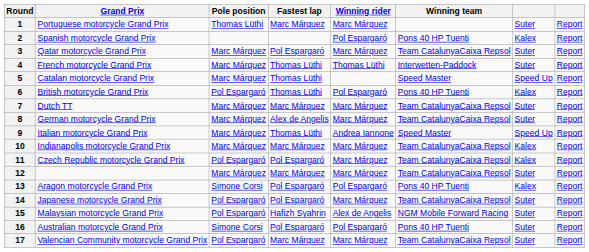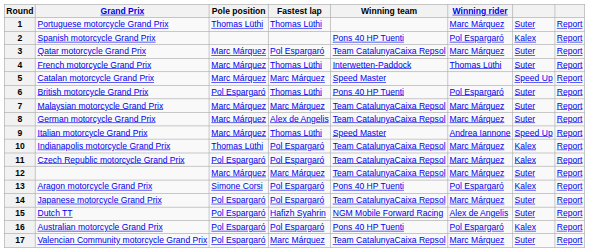columns swapped: (363, 11) <-> (454, 11)
(297, 24) Marc Márquez -> (296, 24) Thomas Lüthi
(296, 78) Thomas Lüthi -> (297, 78) Marc Márquez
(525, 92) Kalex -> (525, 92) Suter
(55, 105) Dutch TT -> (100, 105) Malaysian motorcycle Grand Prix
(239, 146) Marc Márquez -> (237, 146) Thomas Lüthi
(297, 146) Marc Márquez -> (297, 146) Pol Espargaró
(100, 213) Malaysian motorcycle Grand Prix -> (55, 213) Dutch TT
(237, 227) Simone Corsi -> (238, 227) Pol Espargaró
(525, 227) Suter -> (525, 227) Kalex
